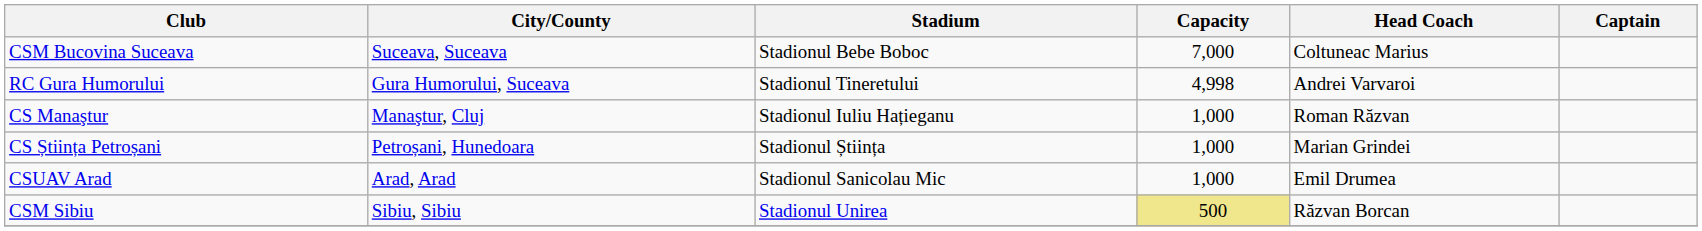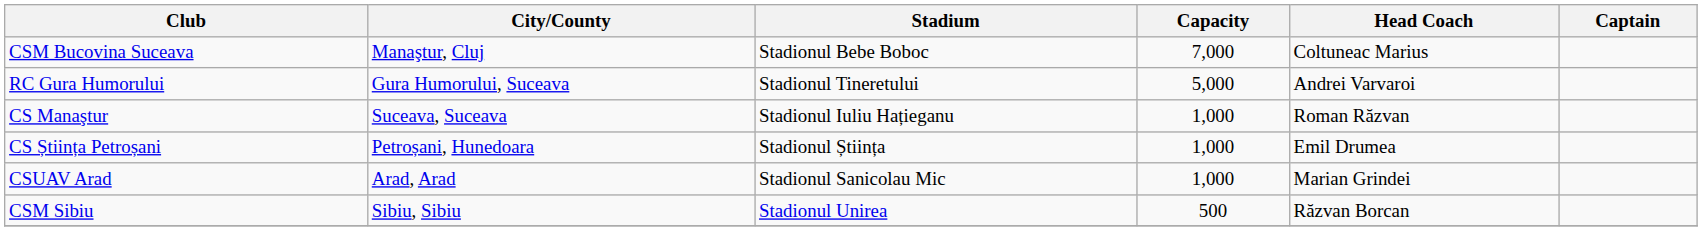(439, 52) Suceava, Suceava -> (428, 52) Manaştur, Cluj
(1213, 83) 4,998 -> (1213, 83) 5,000
(428, 115) Manaştur, Cluj -> (439, 115) Suceava, Suceava
(1352, 147) Marian Grindei -> (1345, 147) Emil Drumea
(1345, 178) Emil Drumea -> (1352, 178) Marian Grindei
(1213, 210) khaki background -> (1213, 210) no background
